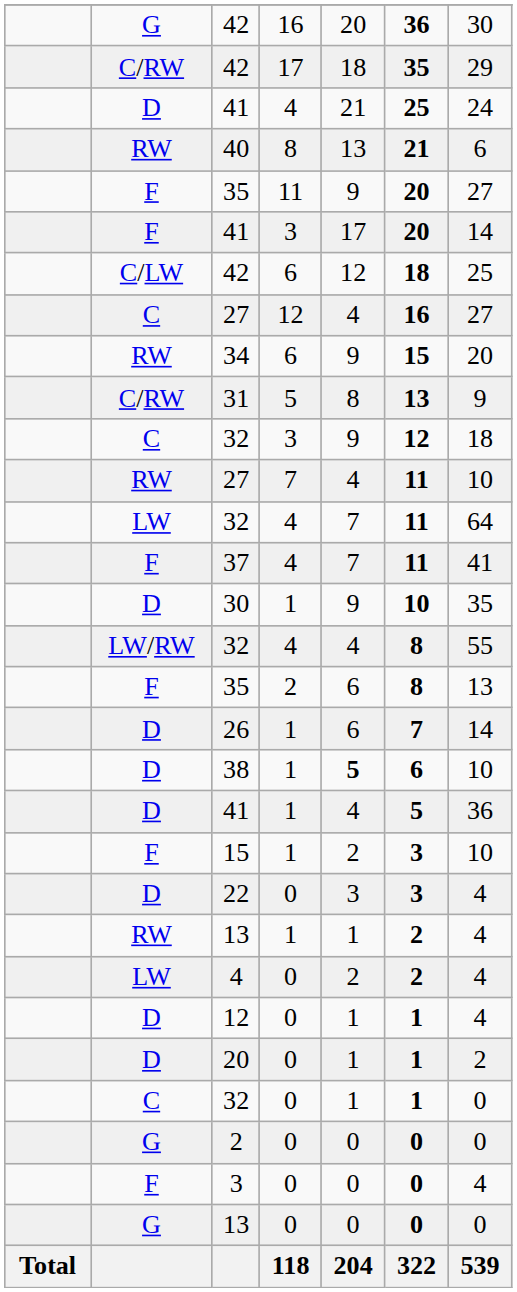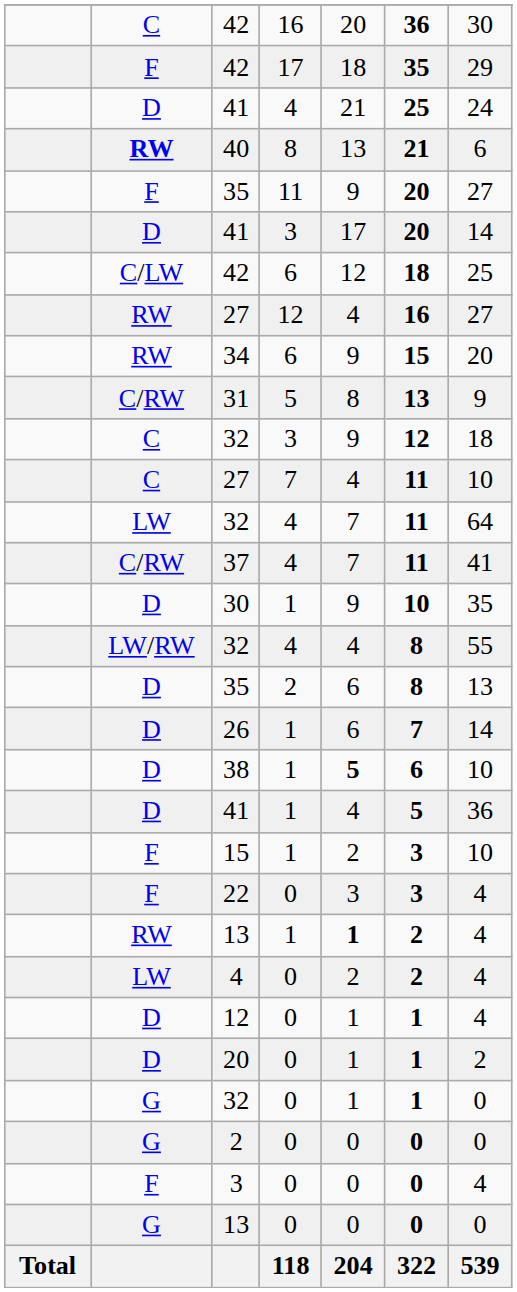(151, 25) G -> (151, 25) C
(151, 66) C/RW -> (151, 66) F
(151, 149) normal -> (151, 149) bold
(151, 231) F -> (151, 231) D
(151, 314) C -> (151, 314) RW
(151, 480) RW -> (151, 480) C
(151, 562) F -> (151, 562) C/RW
(151, 686) F -> (151, 686) D
(151, 893) D -> (151, 893) F
(353, 935) normal -> (353, 935) bold
(151, 1100) C -> (151, 1100) G
